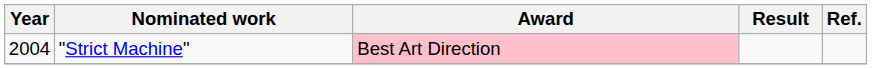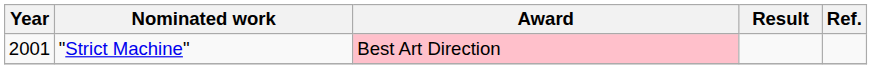(30, 48) 2004 -> (30, 48) 2001
